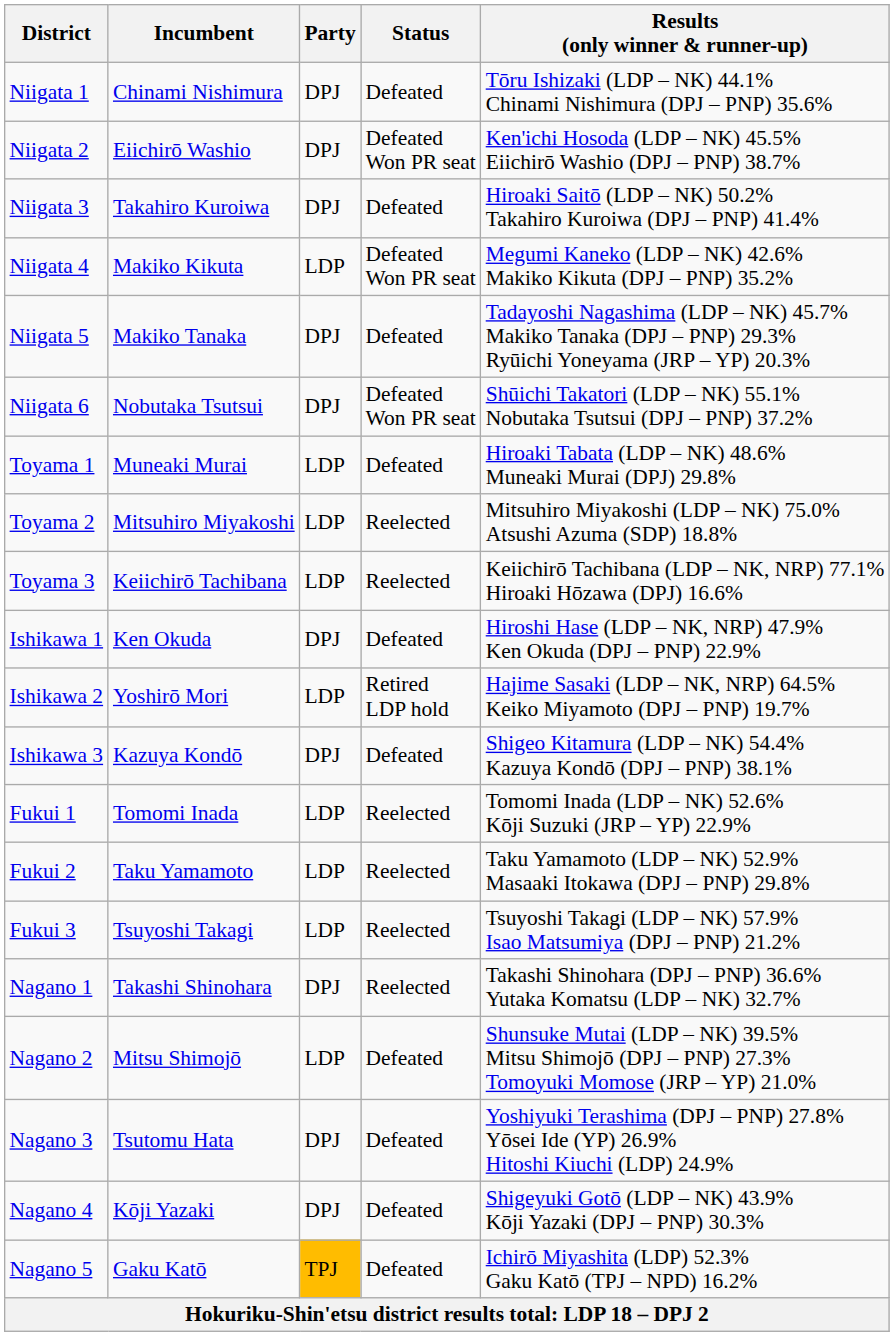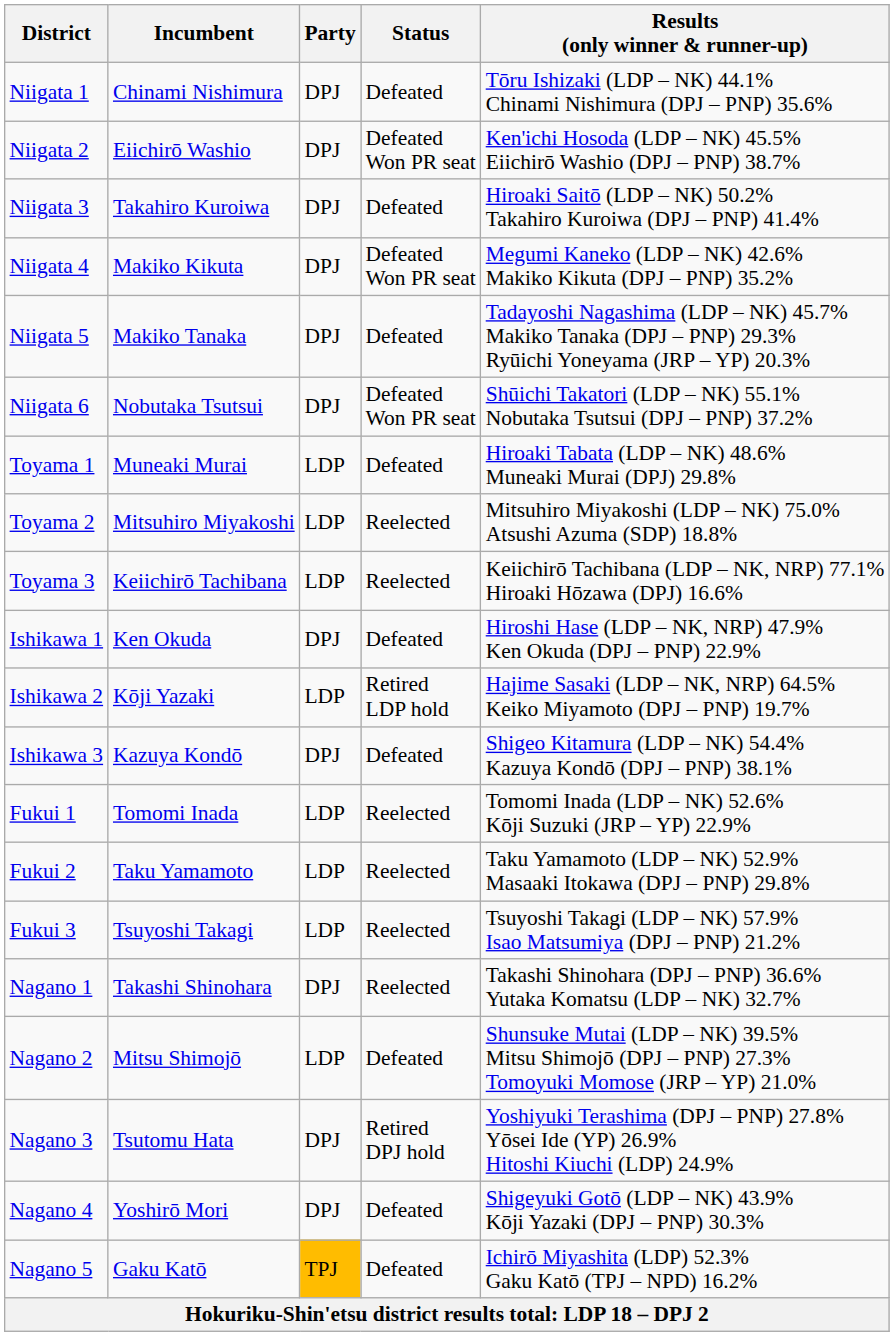(325, 266) LDP -> (322, 266) DPJ
(171, 697) Yoshirō Mori -> (164, 697) Kōji Yazaki
(404, 1140) Defeated -> (405, 1140) Retired DPJ hold
(164, 1210) Kōji Yazaki -> (171, 1210) Yoshirō Mori
